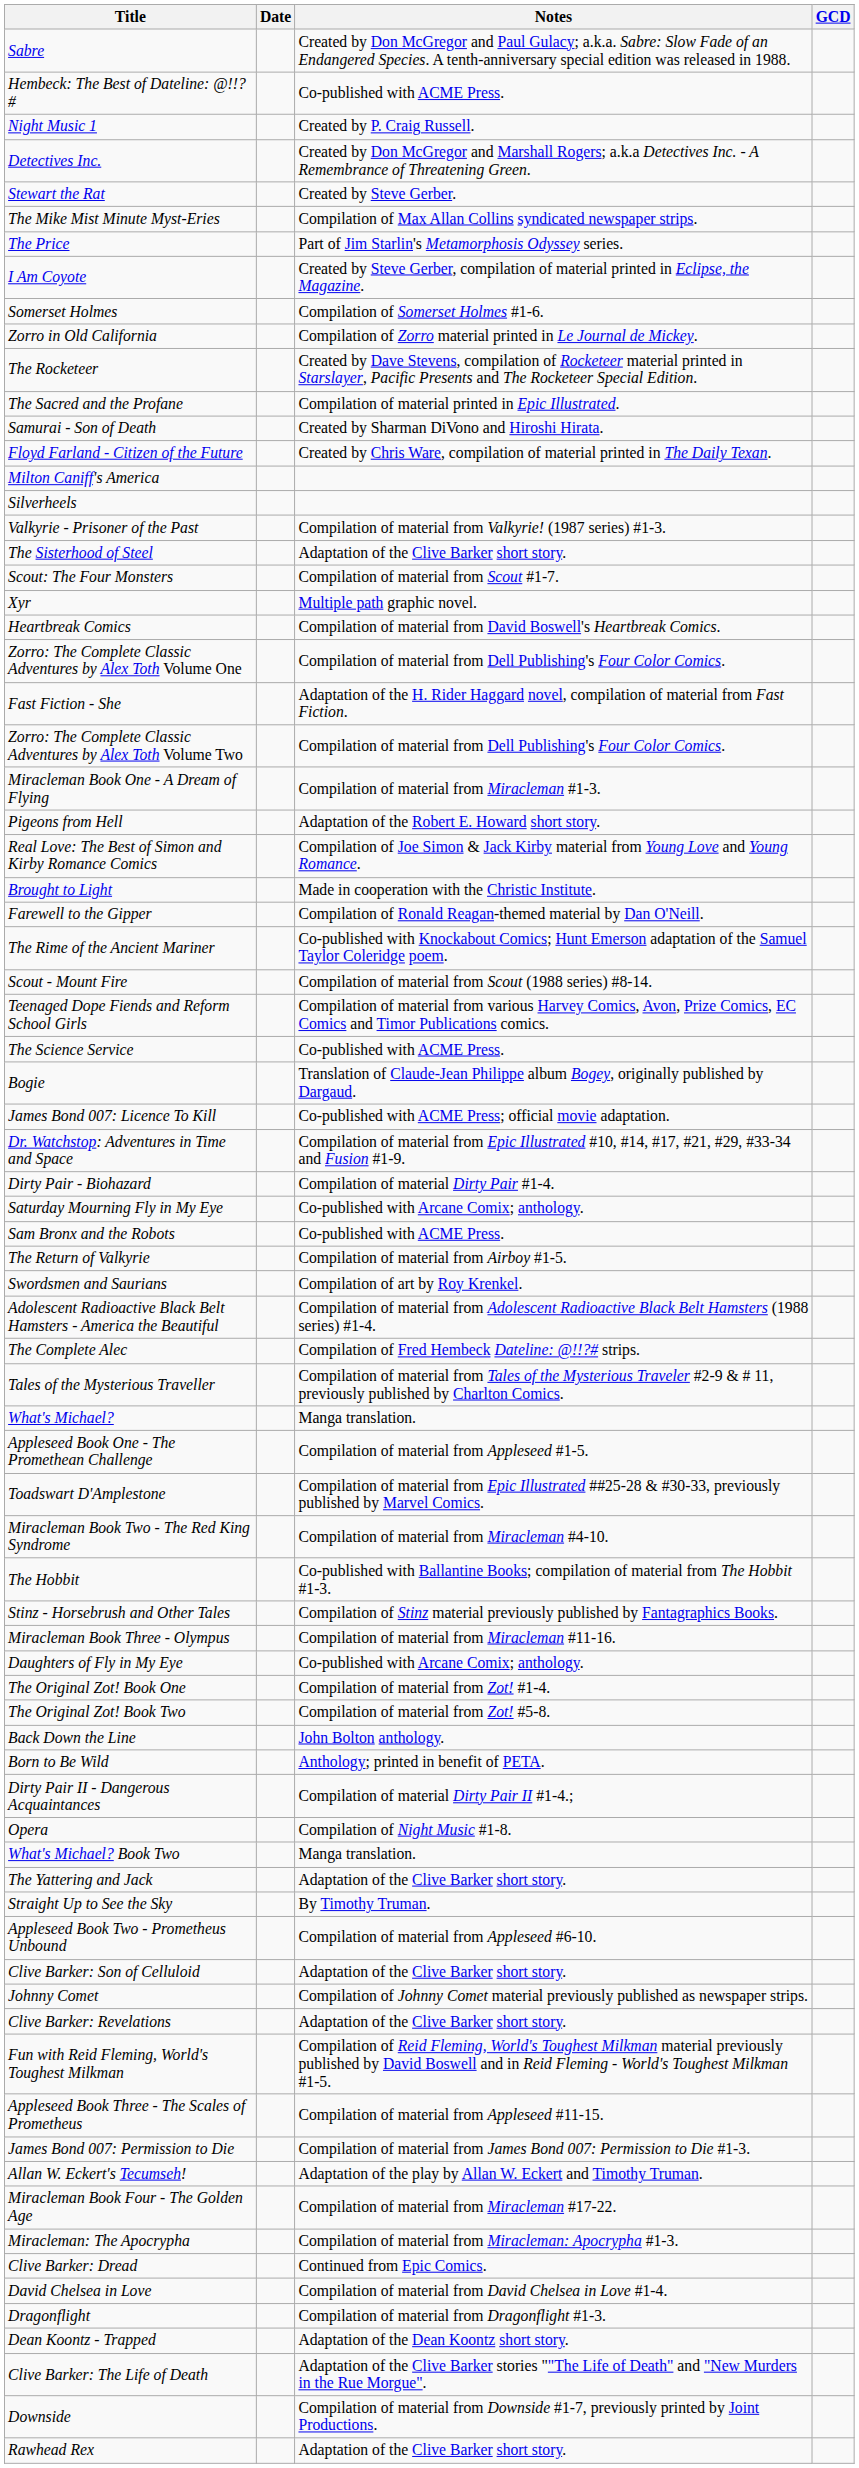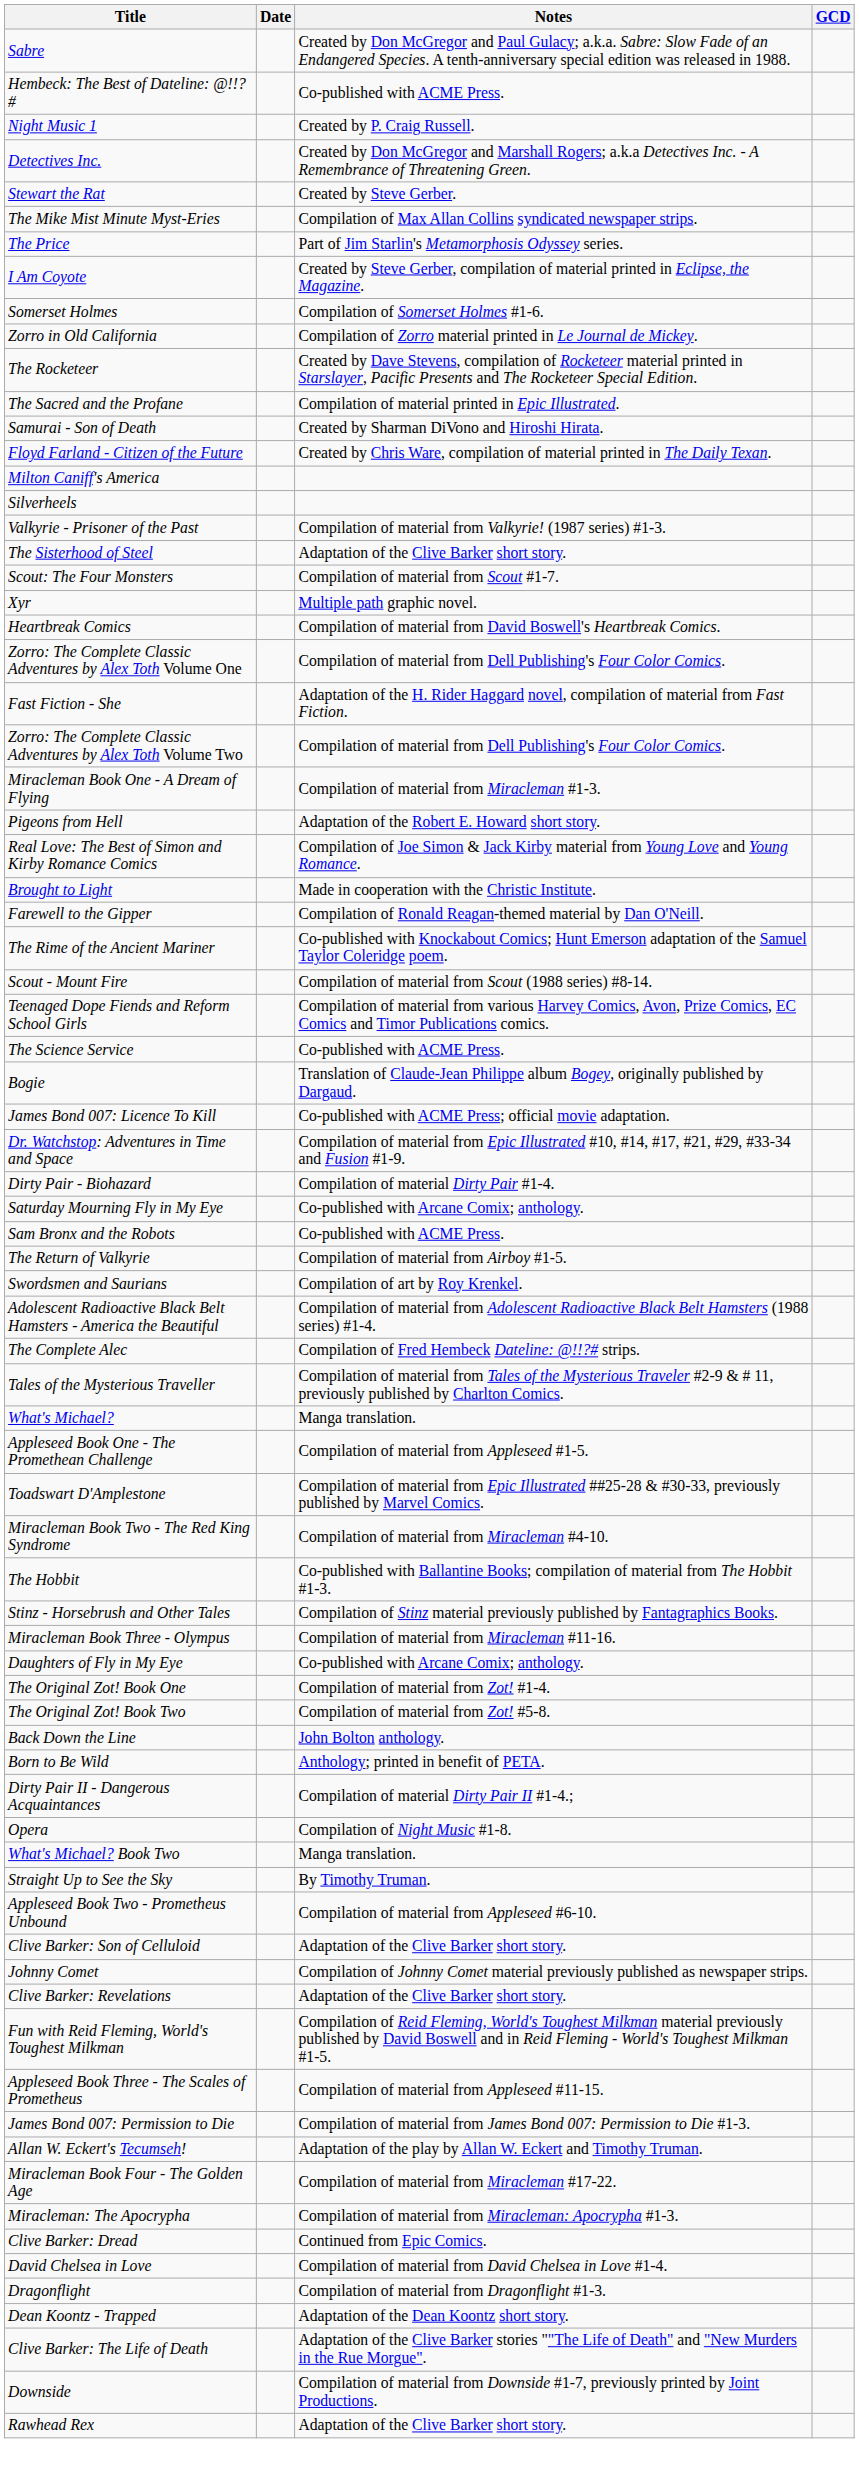- row: (80, 1879)
